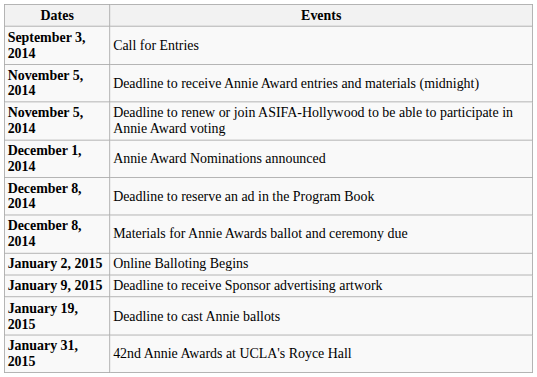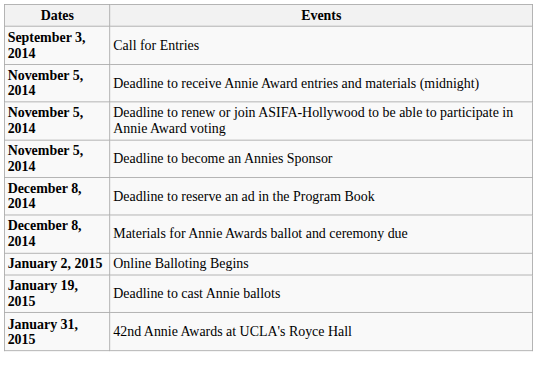+ row: (223, 158)
- row: (219, 158)
- row: (248, 286)
